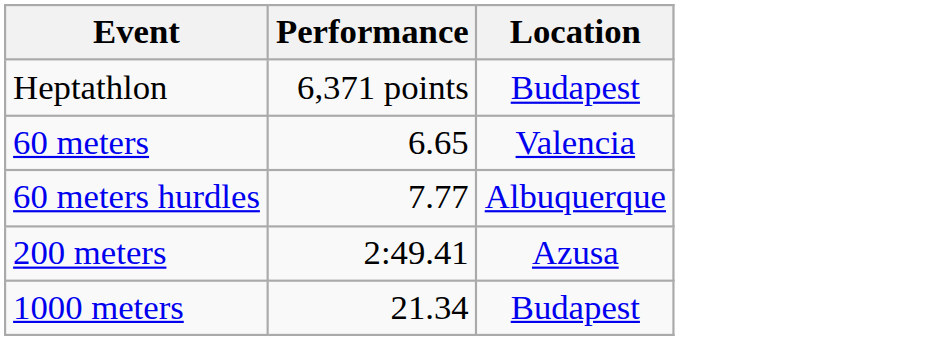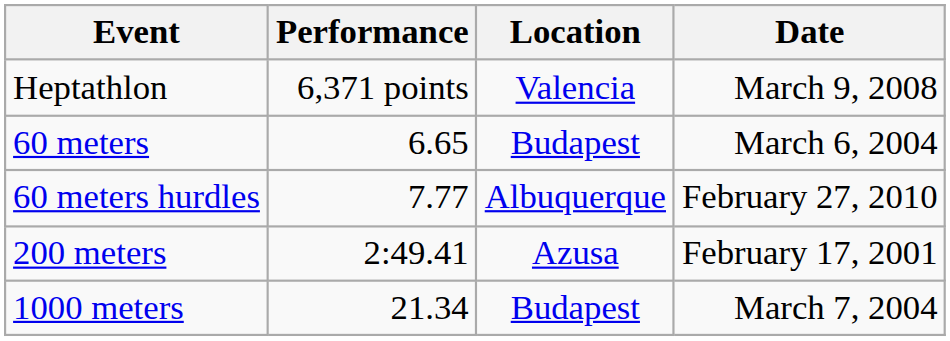+ column: (810, 32)
(575, 87) Budapest -> (575, 87) Valencia
(575, 142) Valencia -> (575, 142) Budapest
